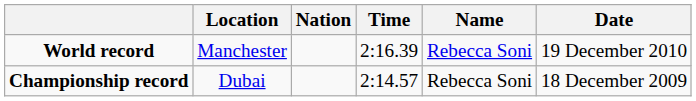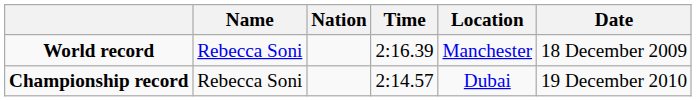columns swapped: (480, 19) <-> (242, 19)
(614, 50) 19 December 2010 -> (614, 50) 18 December 2009
(614, 80) 18 December 2009 -> (614, 80) 19 December 2010
